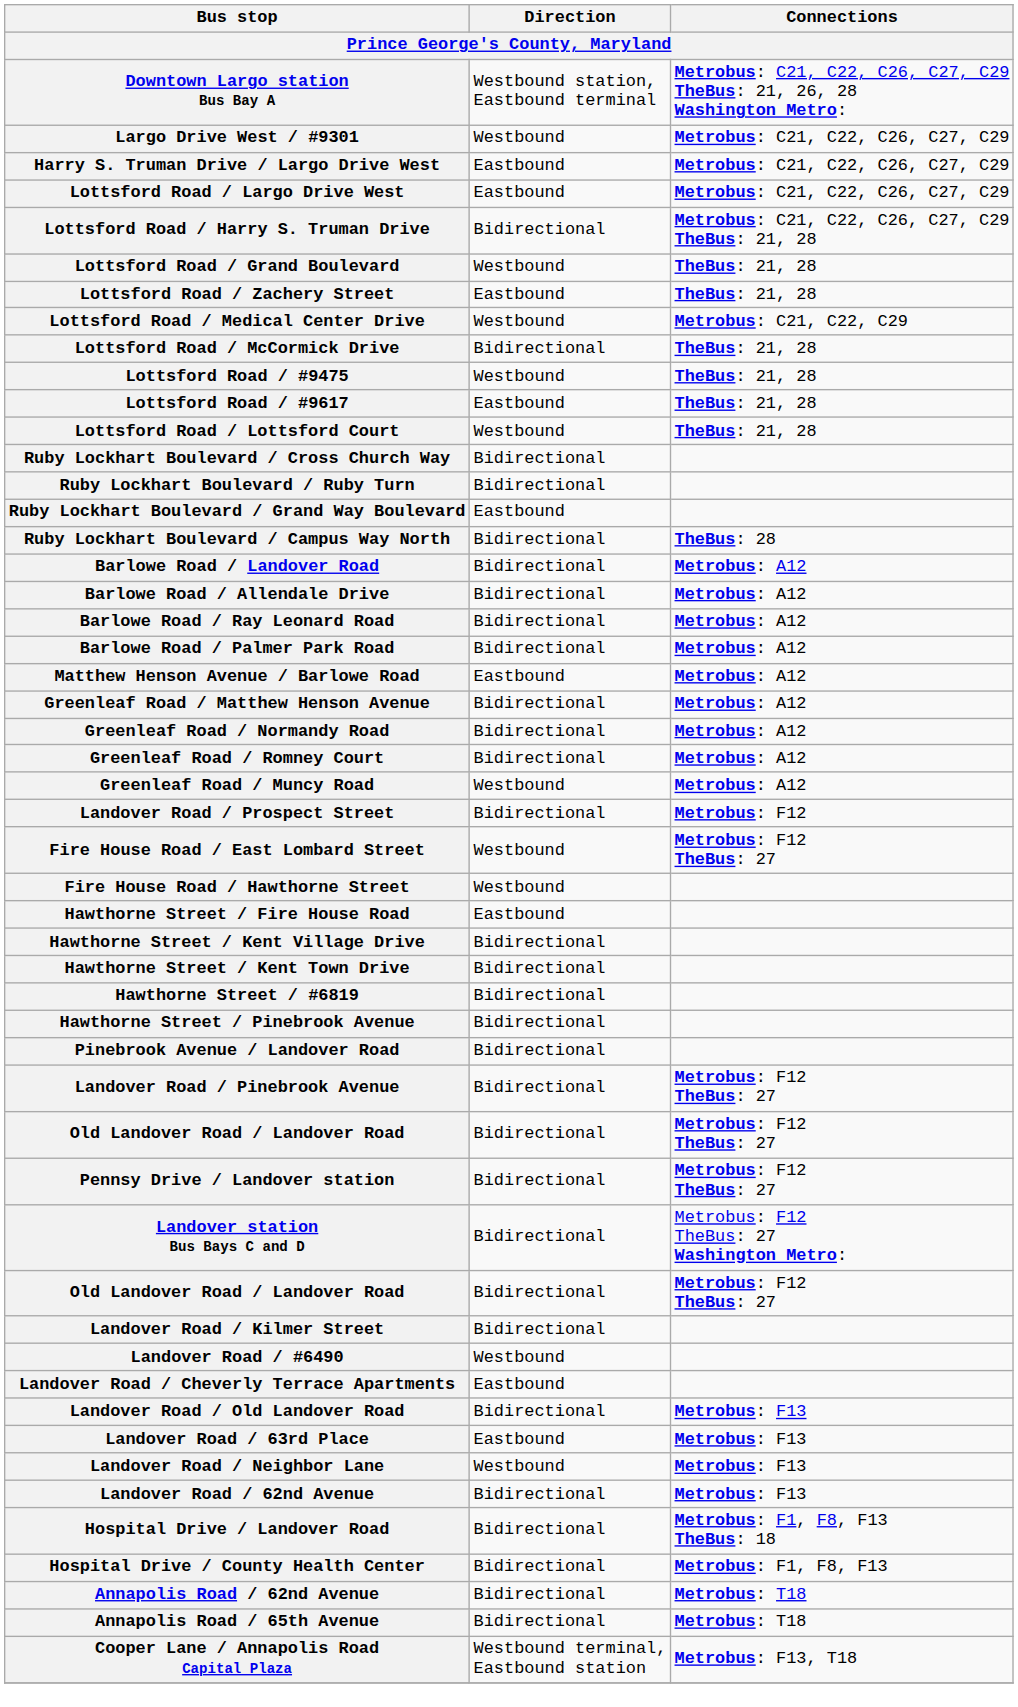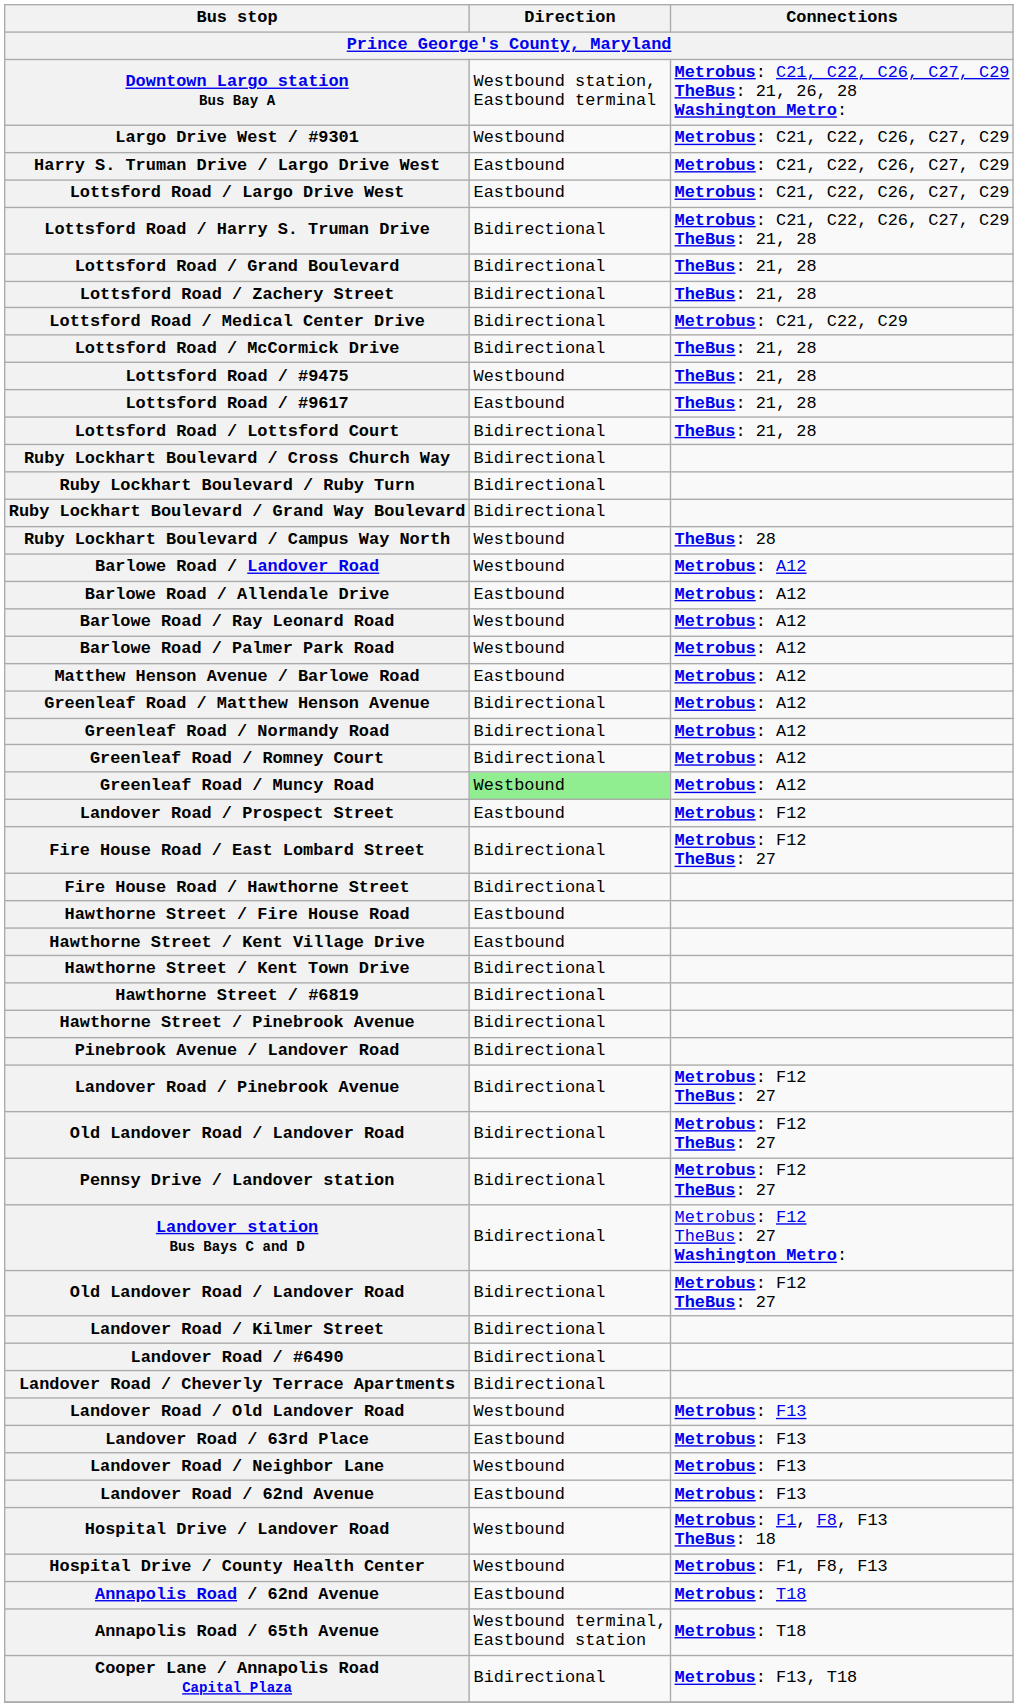(519, 267) Westbound -> (540, 267) Bidirectional
(519, 295) Eastbound -> (540, 295) Bidirectional
(519, 322) Westbound -> (540, 322) Bidirectional
(519, 431) Westbound -> (540, 431) Bidirectional
(519, 513) Eastbound -> (540, 513) Bidirectional
(540, 541) Bidirectional -> (519, 541) Westbound
(540, 568) Bidirectional -> (519, 568) Westbound
(540, 595) Bidirectional -> (519, 595) Eastbound
(540, 623) Bidirectional -> (519, 623) Westbound
(540, 650) Bidirectional -> (519, 650) Westbound
(519, 786) no background -> (519, 786) lightgreen background
(540, 814) Bidirectional -> (519, 814) Eastbound
(519, 851) Westbound -> (540, 851) Bidirectional
(519, 888) Westbound -> (540, 888) Bidirectional
(540, 942) Bidirectional -> (519, 942) Eastbound
(519, 1358) Westbound -> (540, 1358) Bidirectional
(519, 1385) Eastbound -> (540, 1385) Bidirectional
(540, 1412) Bidirectional -> (519, 1412) Westbound
(540, 1494) Bidirectional -> (519, 1494) Eastbound
(540, 1531) Bidirectional -> (519, 1531) Westbound
(540, 1568) Bidirectional -> (519, 1568) Westbound
(540, 1595) Bidirectional -> (519, 1595) Eastbound
(540, 1623) Bidirectional -> (570, 1632) Westbound terminal, Eastbound station
(570, 1660) Westbound terminal, Eastbound station -> (540, 1679) Bidirectional
